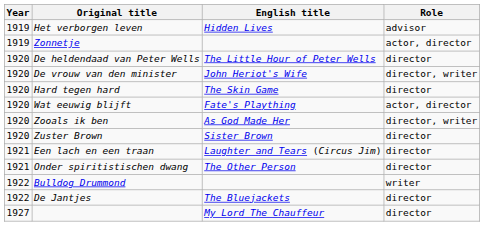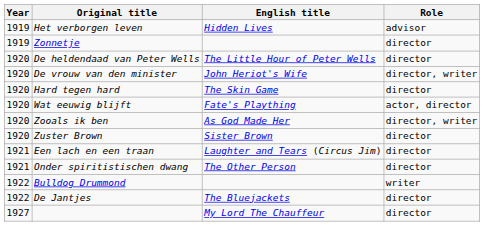(429, 43) actor, director -> (409, 43) director
